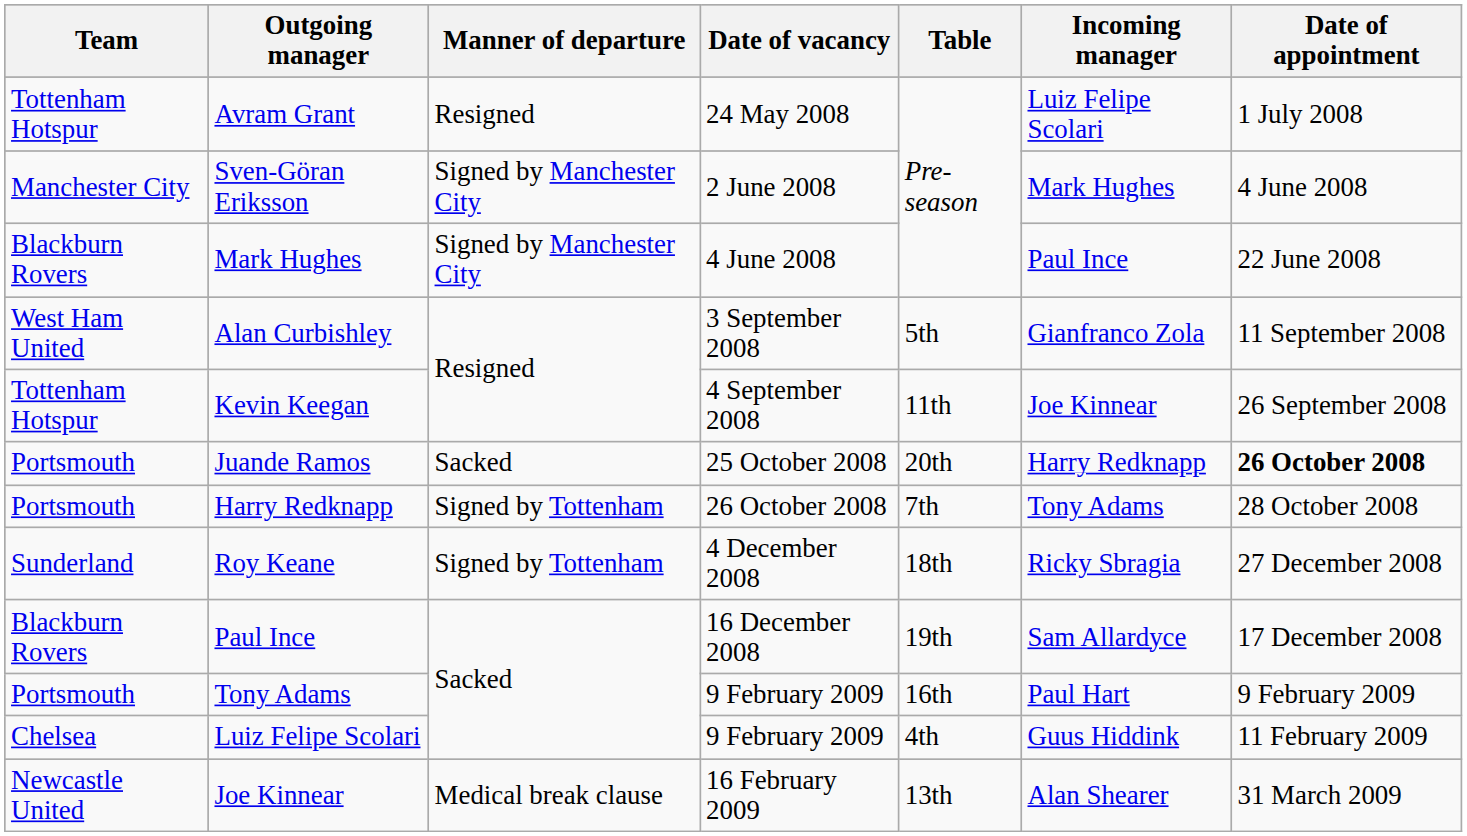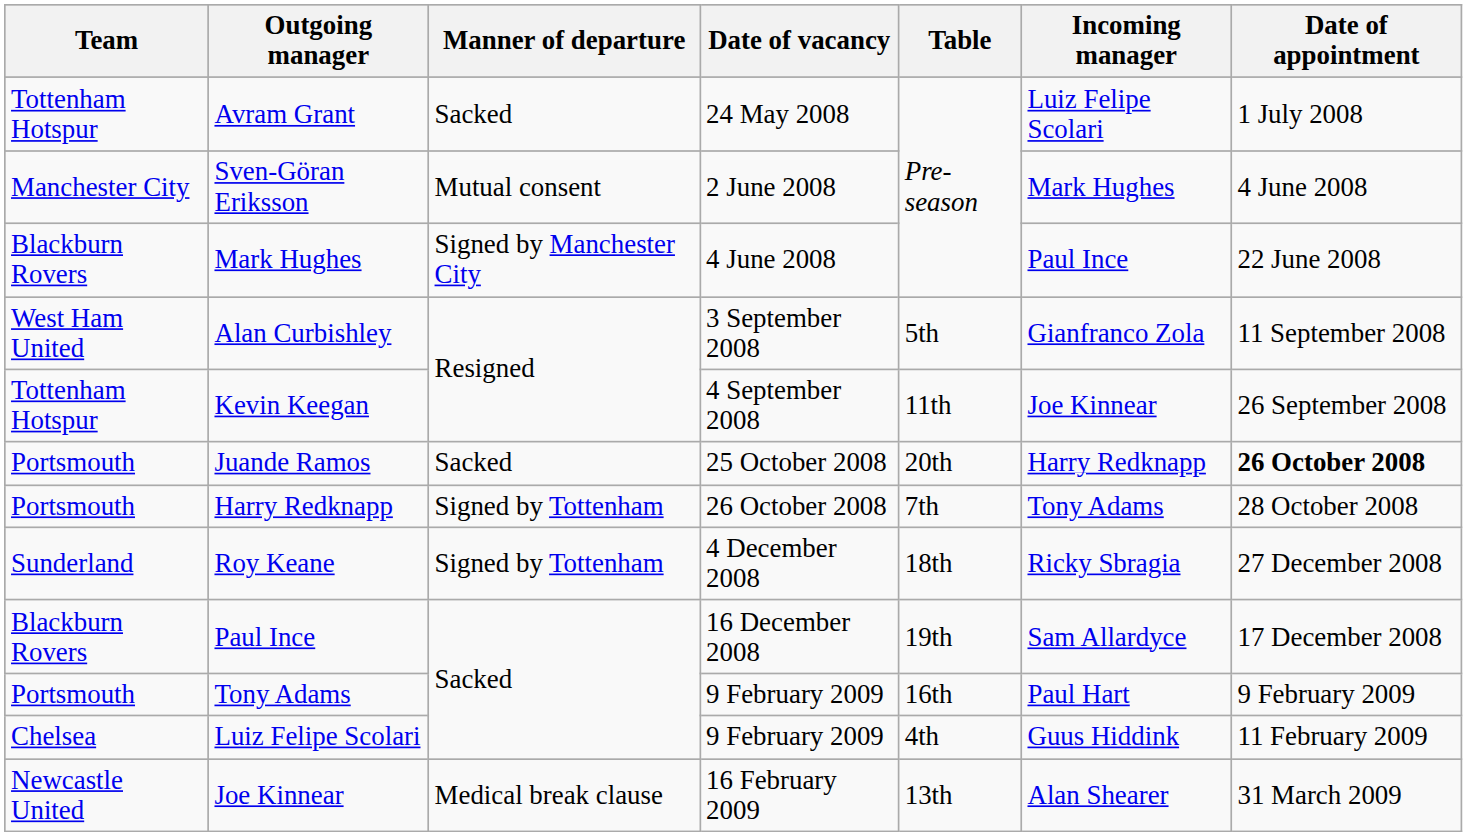(485, 113) Resigned -> (473, 113) Sacked
(555, 186) Signed by Manchester City -> (518, 186) Mutual consent
